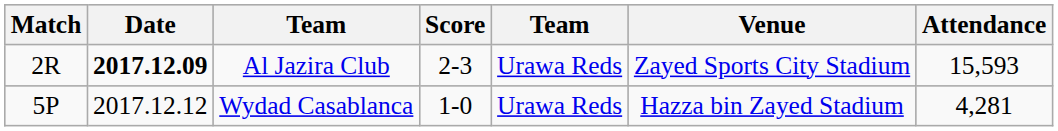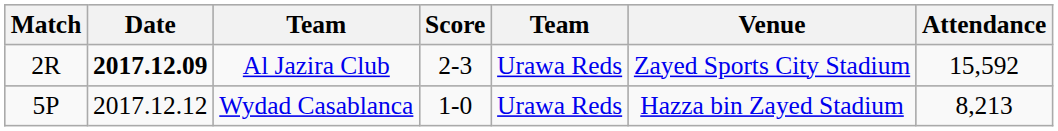(984, 65) 15,593 -> (984, 65) 15,592
(984, 105) 4,281 -> (984, 105) 8,213
